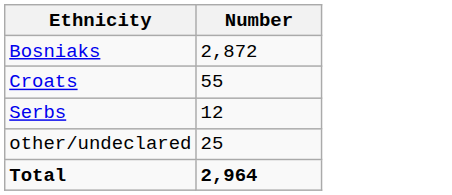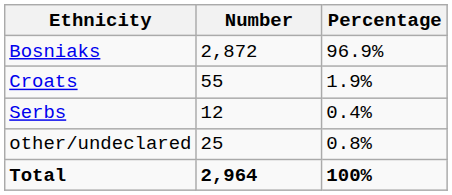+ column: (385, 20)
